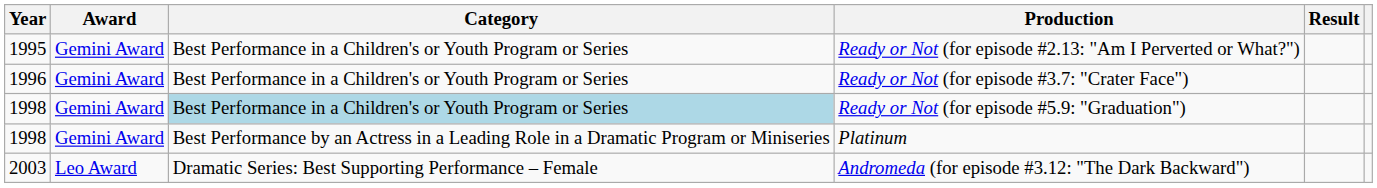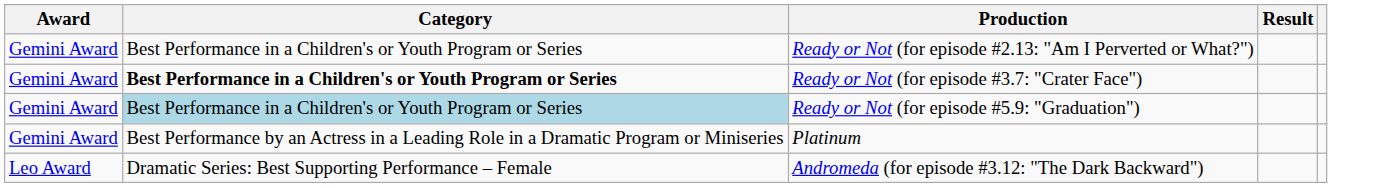- column: (28, 19)
(400, 78) normal -> (372, 78) bold
